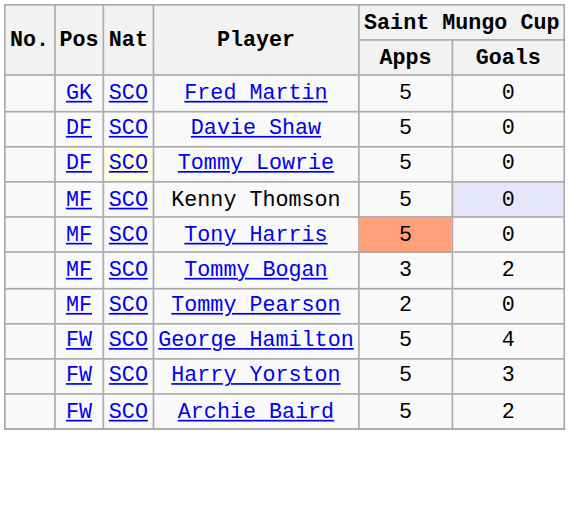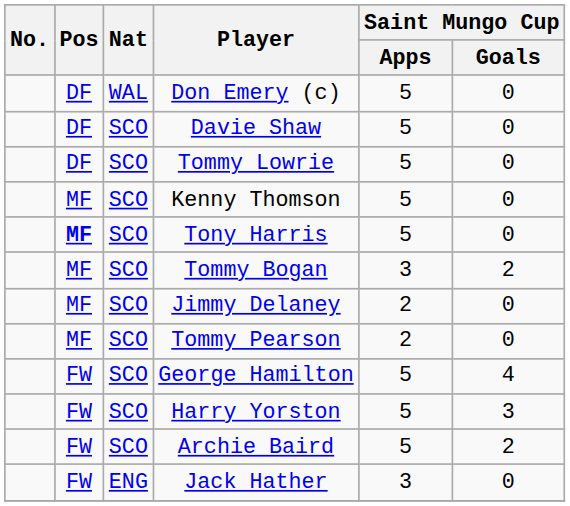- row: (256, 93)
+ row: (256, 93)
(128, 164) lightyellow background -> (128, 164) no background
(508, 199) lavender background -> (508, 199) no background
(79, 235) normal -> (79, 235) bold
(405, 235) lightsalmon background -> (405, 235) no background
+ row: (256, 306)
+ row: (256, 483)
